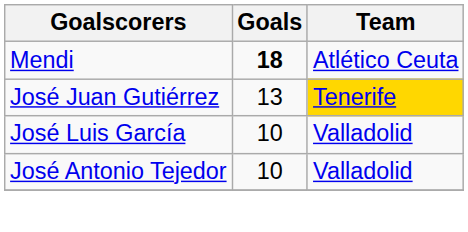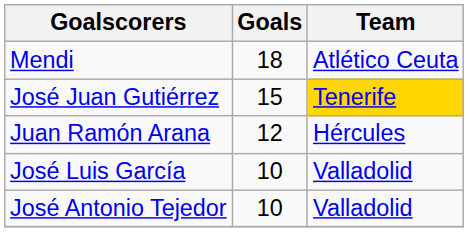(270, 60) bold -> (270, 60) normal
(270, 97) 13 -> (270, 97) 15
+ row: (110, 134)
